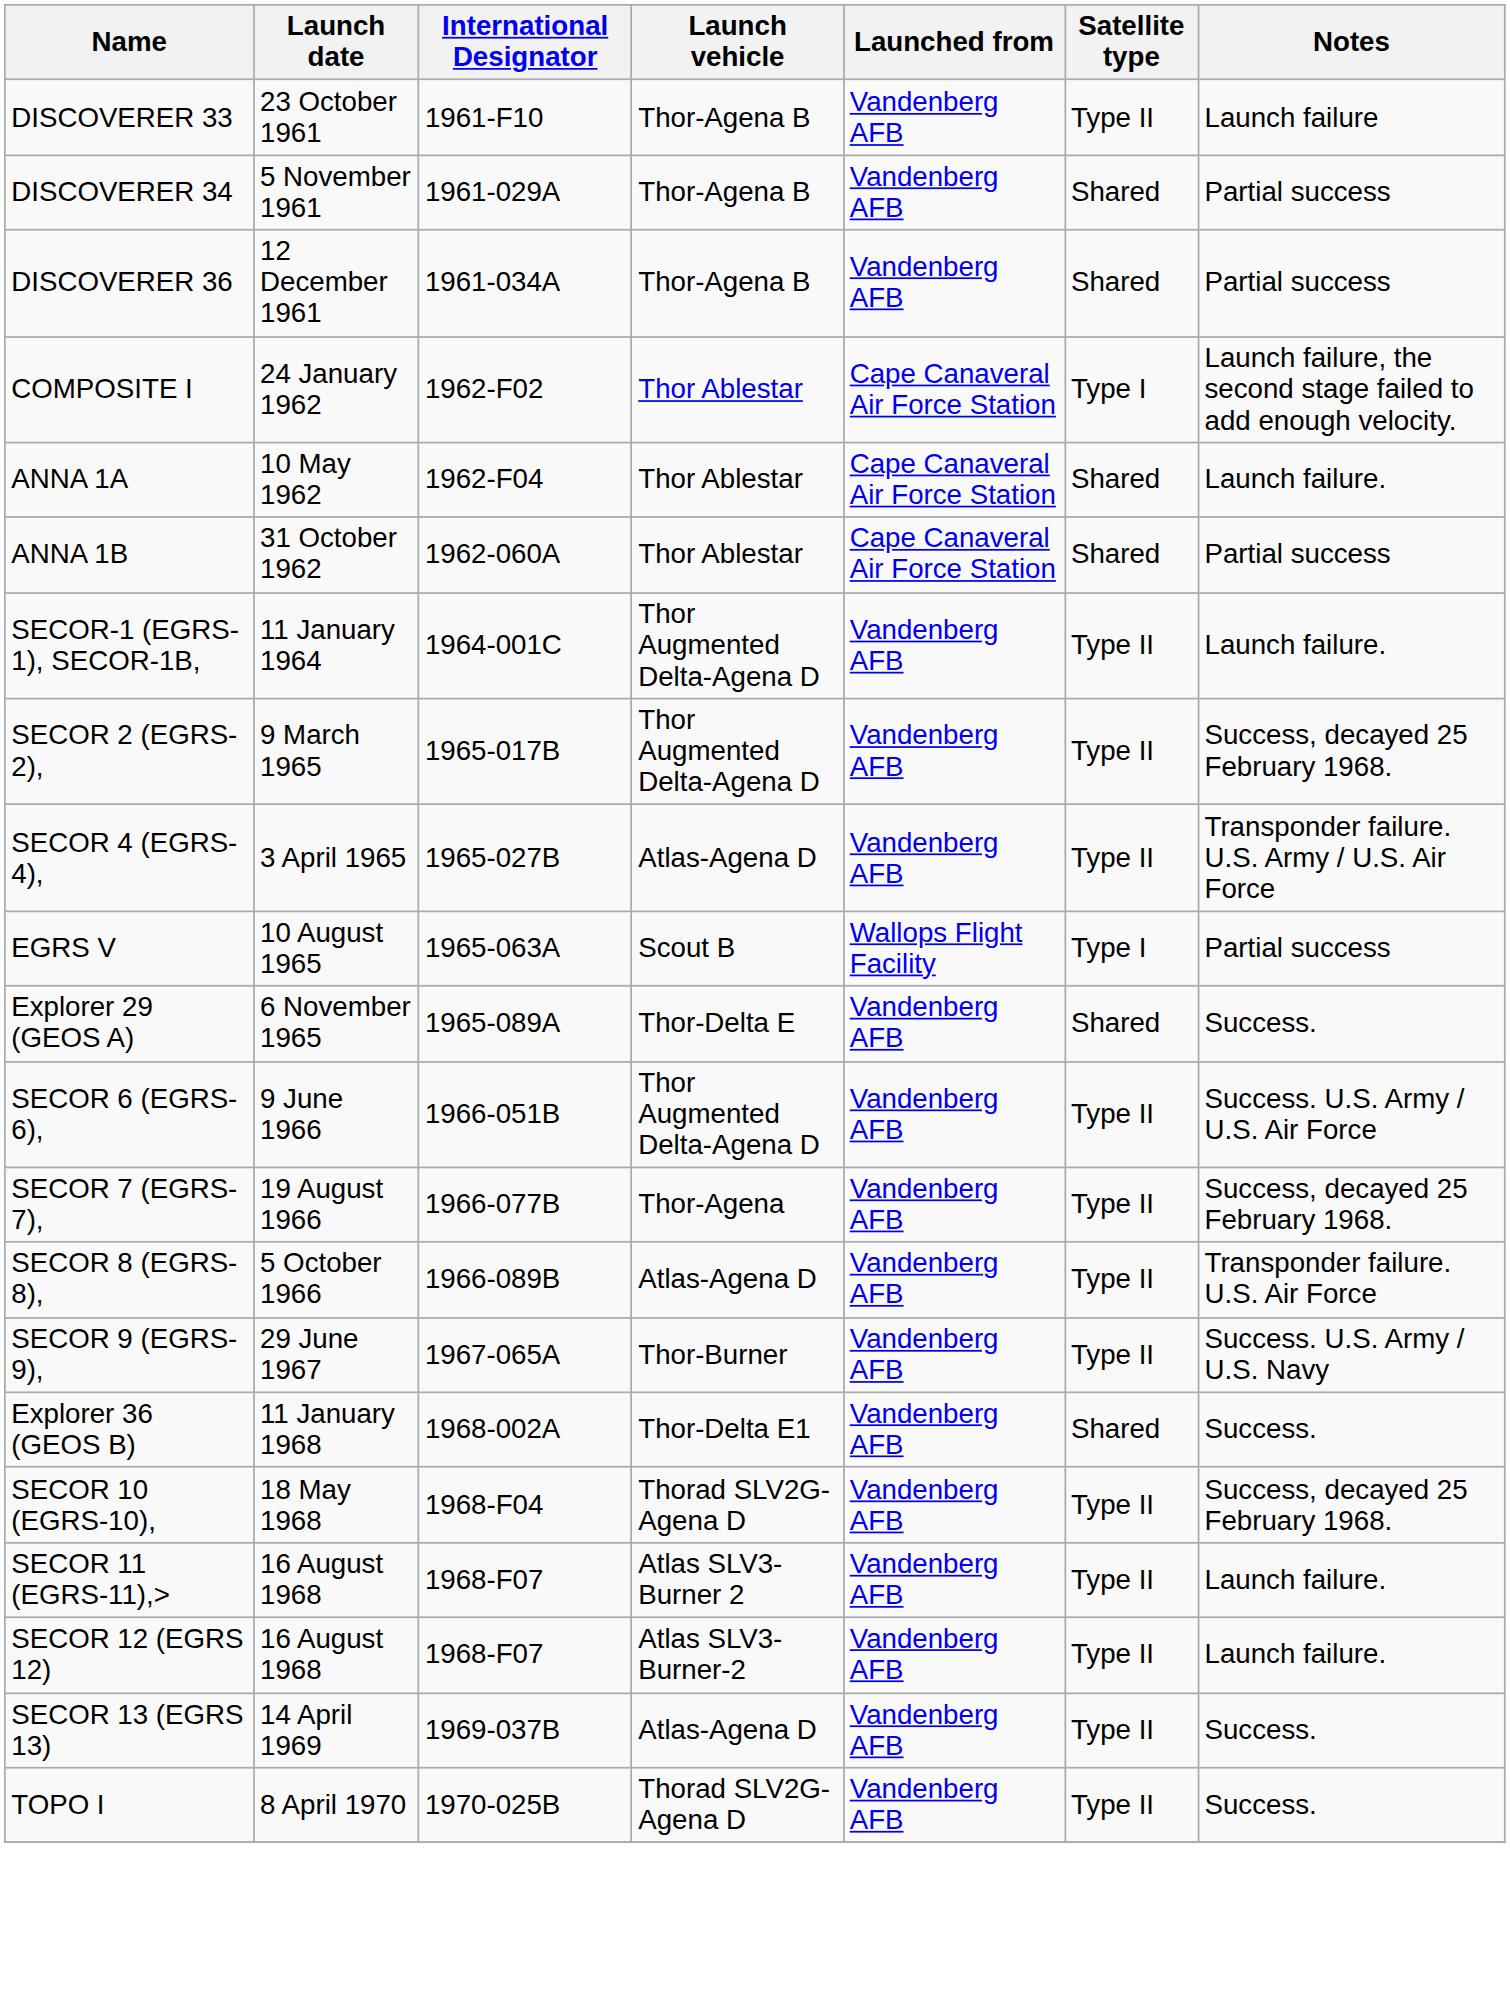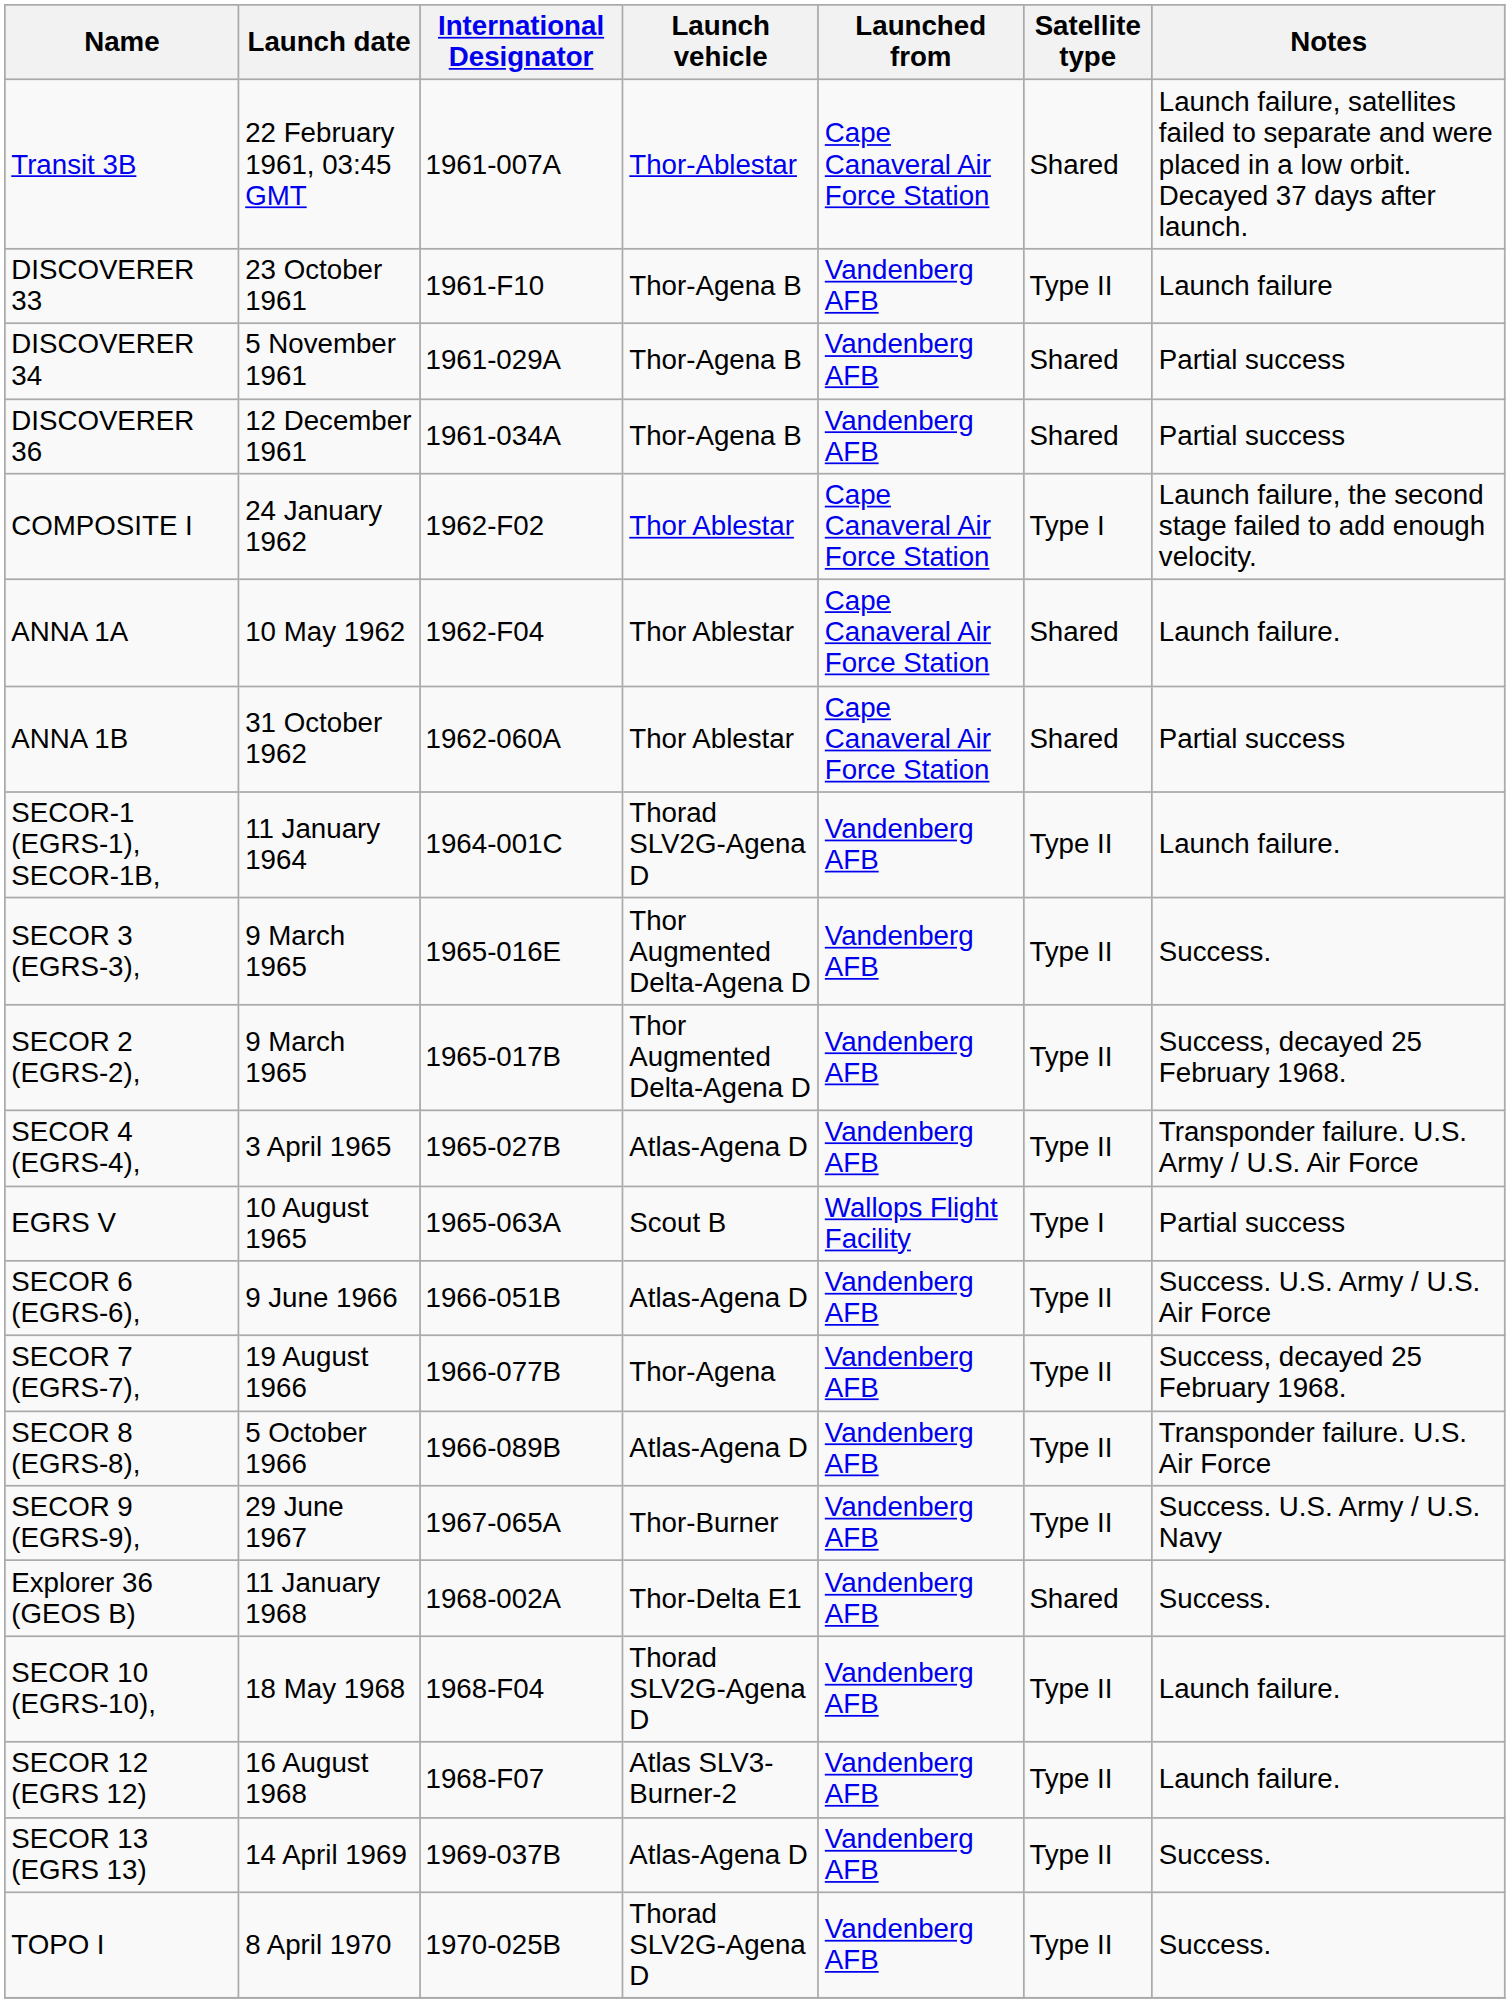+ row: (74, 163)
(729, 645) Thor Augmented Delta-Agena D -> (718, 844) Thorad SLV2G-Agena D
+ row: (76, 950)
- row: (82, 1023)
(729, 1113) Thor Augmented Delta-Agena D -> (719, 1297) Atlas-Agena D
(1336, 1504) Success, decayed 25 February 1968. -> (1250, 1688) Launch failure.
- row: (91, 1579)
